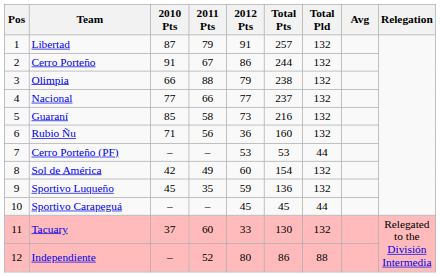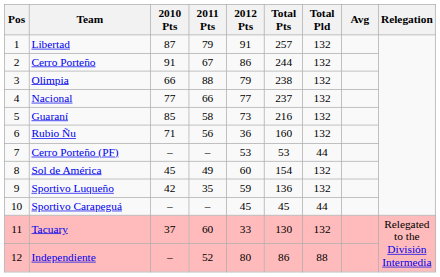(170, 170) 42 -> (170, 170) 45
(170, 188) 45 -> (170, 188) 42
